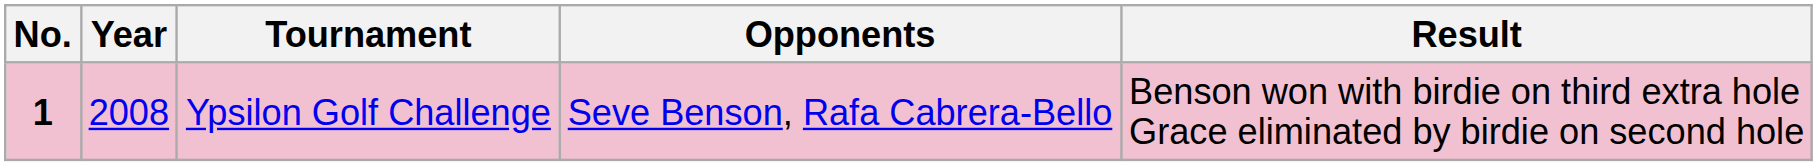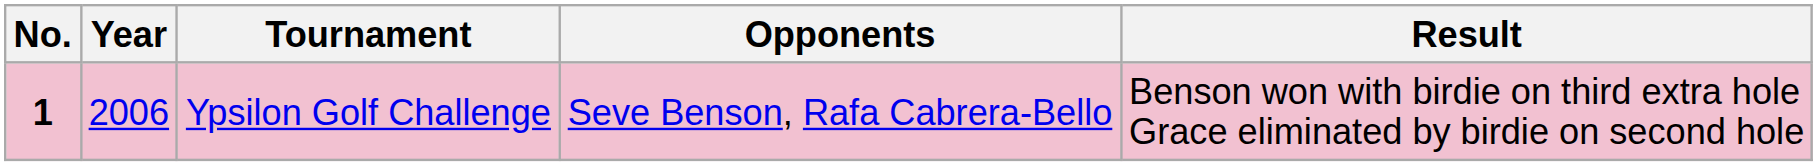(129, 112) 2008 -> (129, 112) 2006
